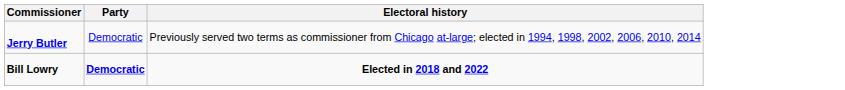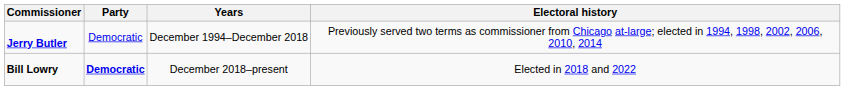+ column: (229, 13)
(425, 69) bold -> (575, 69) normal
